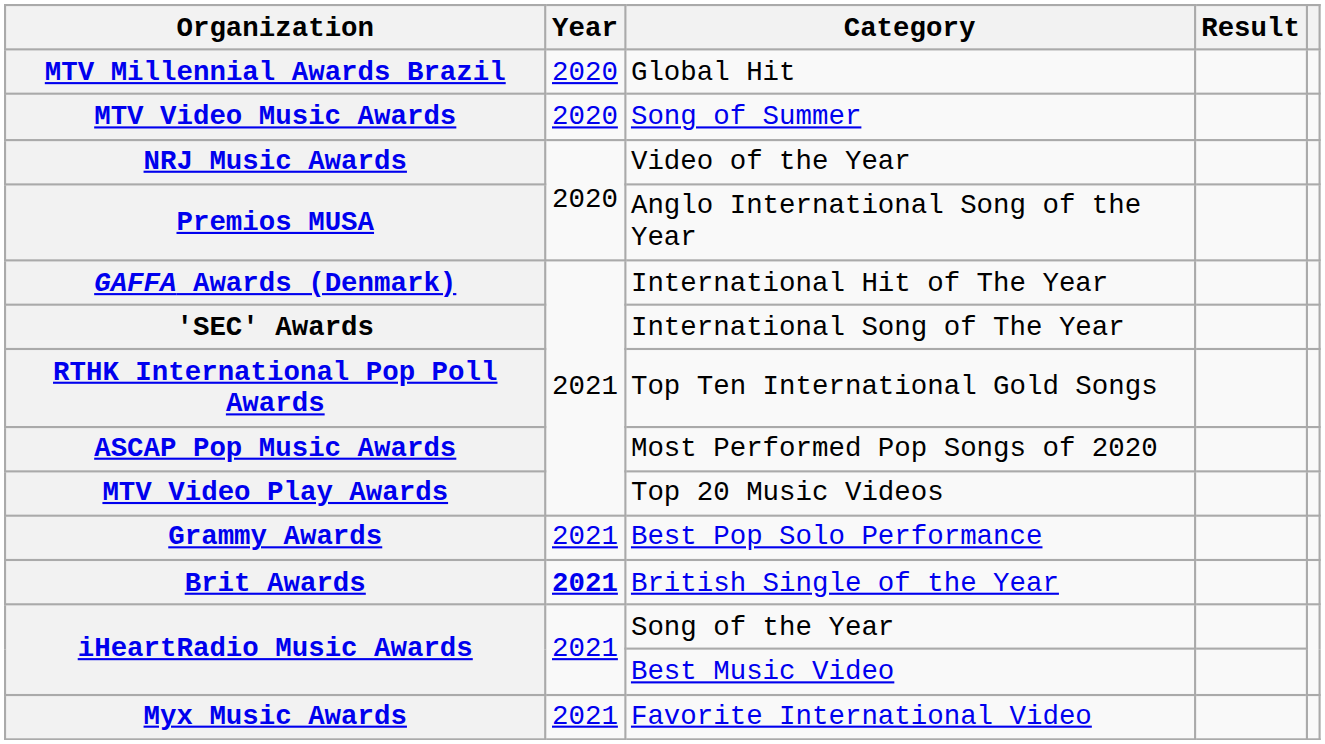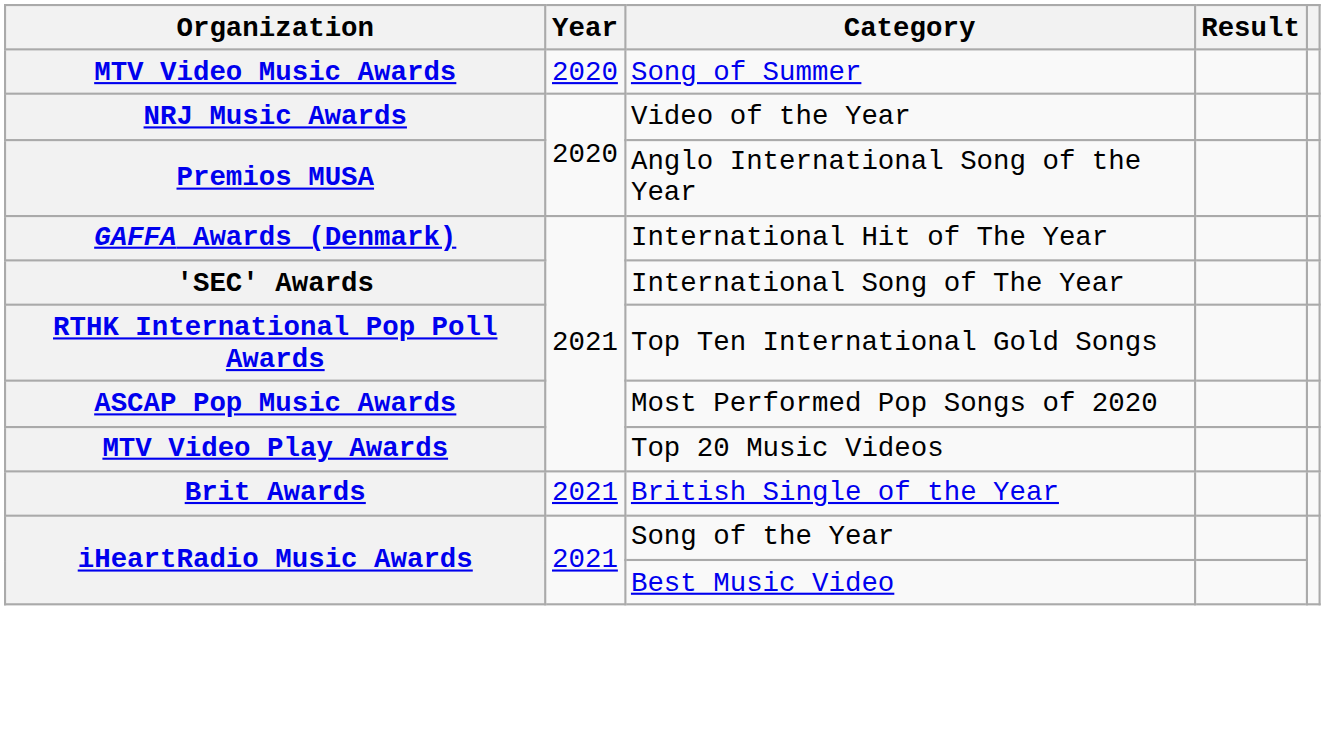- row: (275, 72)
- row: (275, 538)
(585, 582) bold -> (585, 493) normal
- row: (275, 717)
